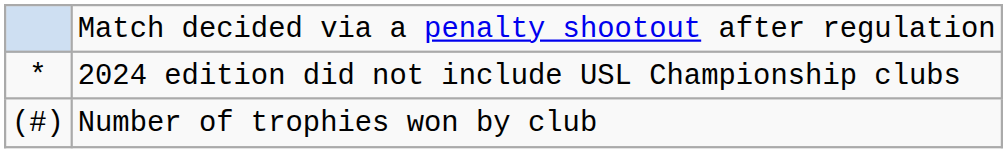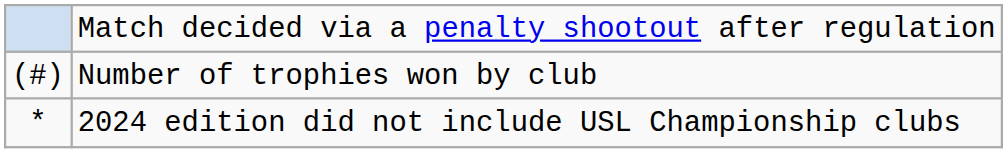rows swapped: (337, 123) <-> (519, 76)
